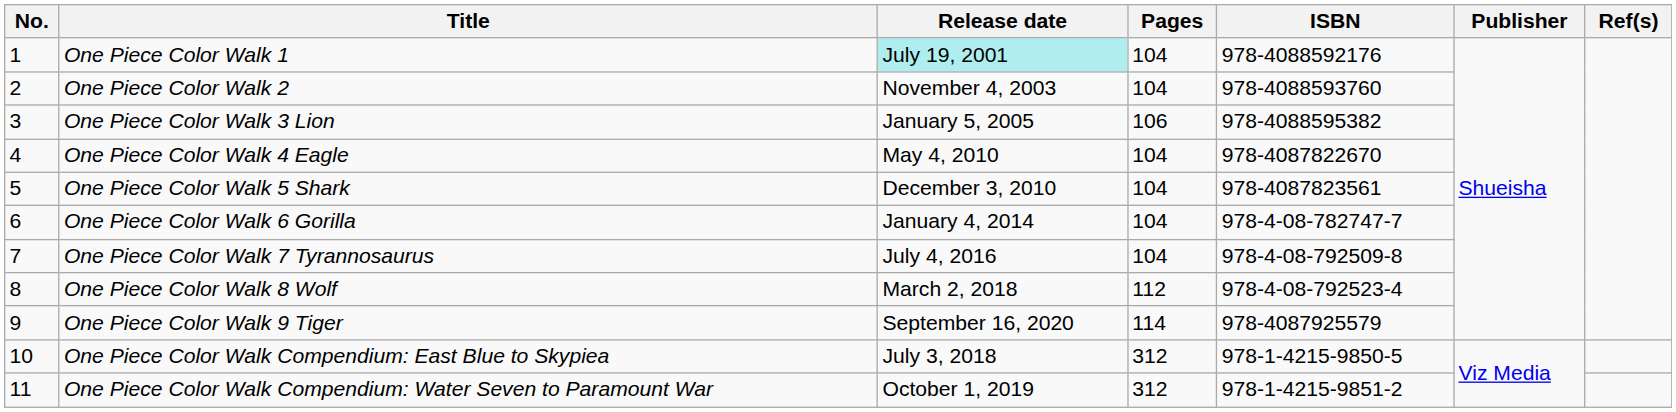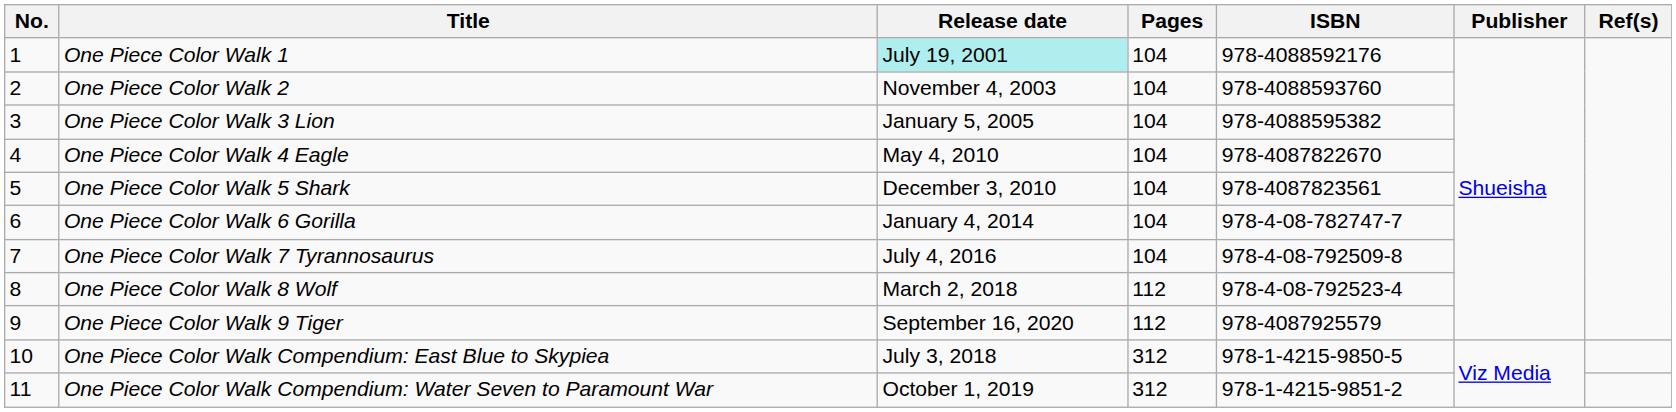(1150, 121) 106 -> (1150, 121) 104
(1149, 322) 114 -> (1149, 322) 112
